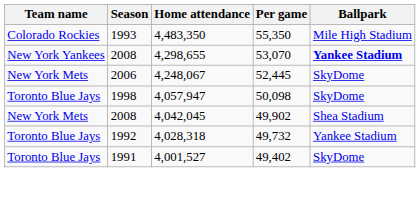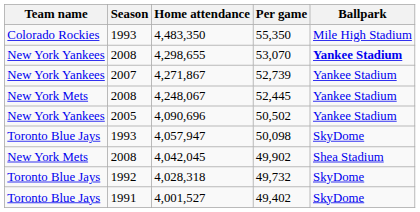+ row: (180, 75)
(123, 75) 2006 -> (123, 95) 2008
(339, 75) SkyDome -> (355, 95) Yankee Stadium
+ row: (180, 116)
(123, 95) 1998 -> (123, 136) 1993
(355, 136) Yankee Stadium -> (339, 177) SkyDome
